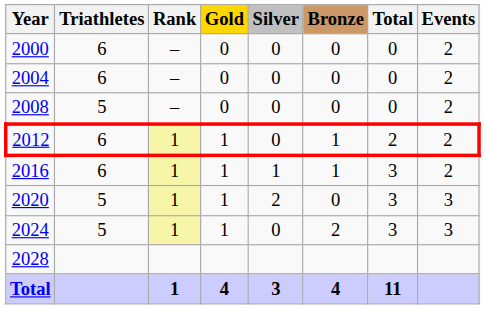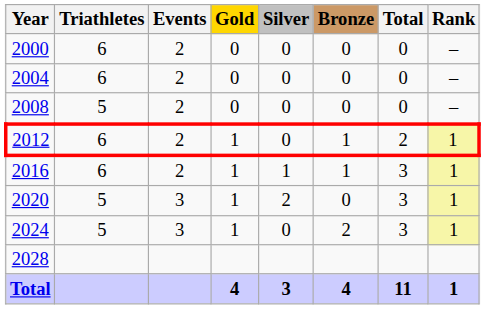columns swapped: (448, 19) <-> (175, 19)
